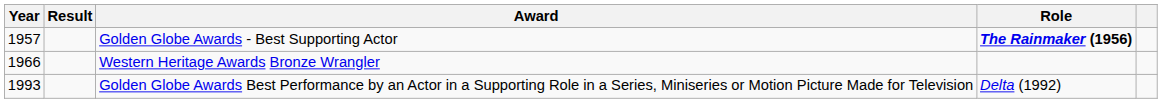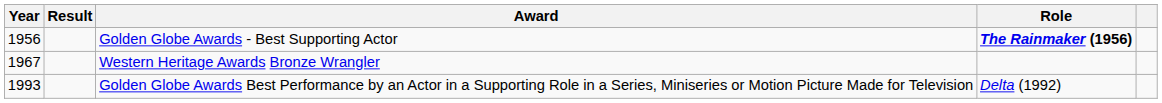(24, 39) 1957 -> (24, 39) 1956
(24, 62) 1966 -> (24, 62) 1967
